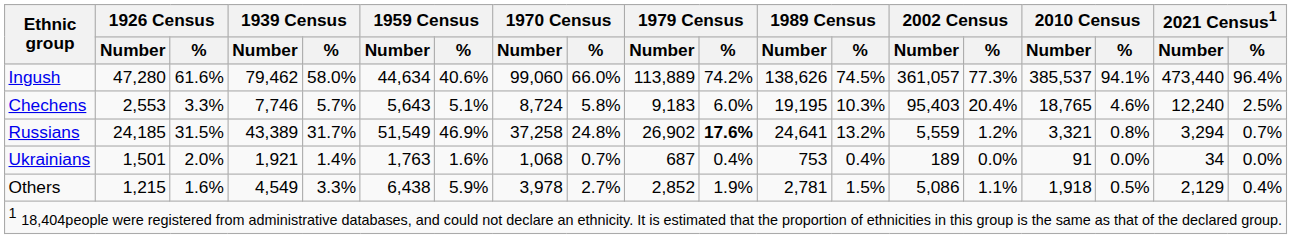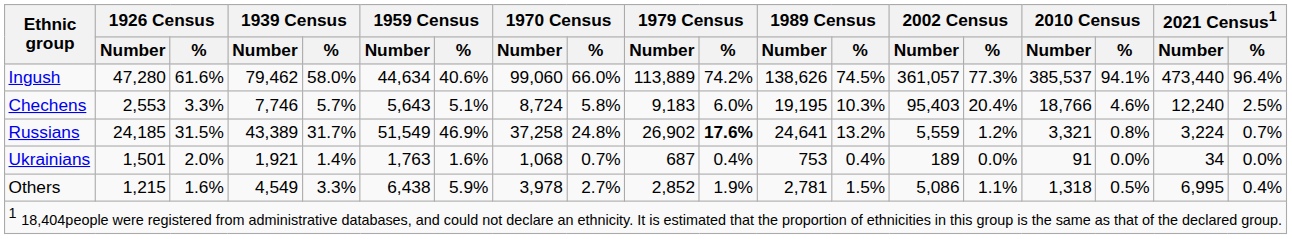(1065, 105) 18,765 -> (1065, 105) 18,766
(1202, 132) 3,294 -> (1202, 132) 3,224
(1070, 187) 1,918 -> (1070, 187) 1,318
(1202, 187) 2,129 -> (1202, 187) 6,995
